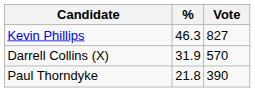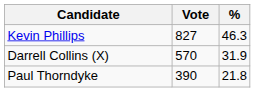columns swapped: (227, 14) <-> (188, 14)
